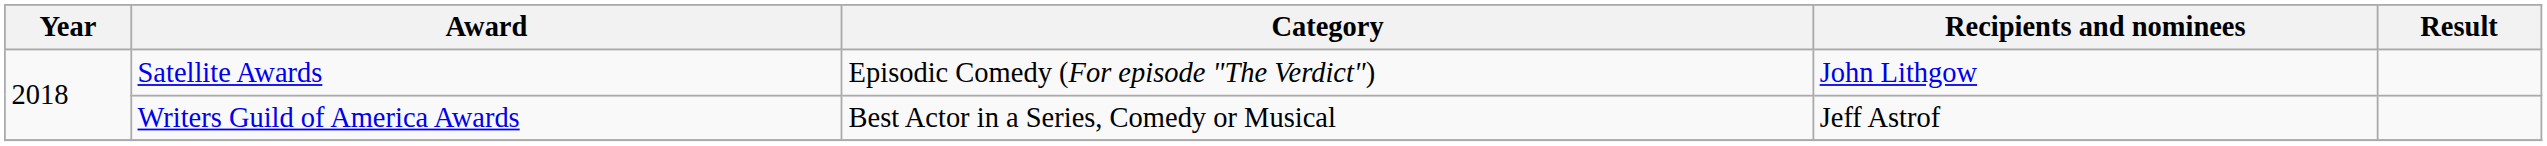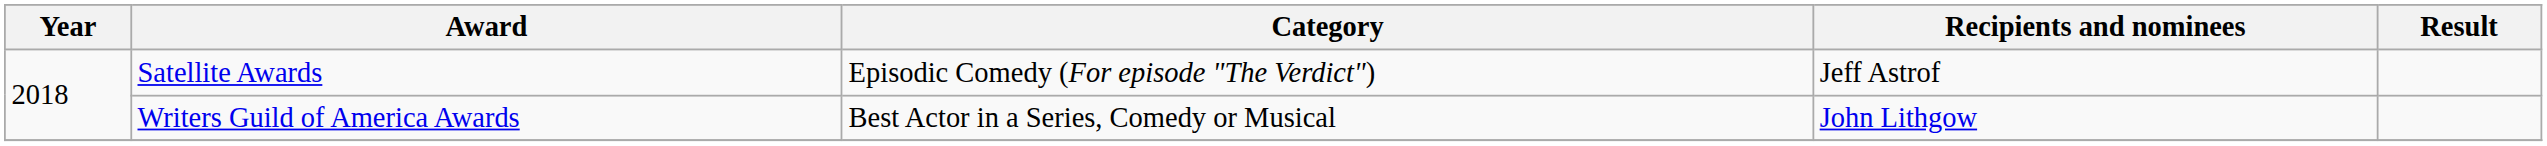(1898, 72) John Lithgow -> (1880, 72) Jeff Astrof
(1880, 117) Jeff Astrof -> (1898, 117) John Lithgow
